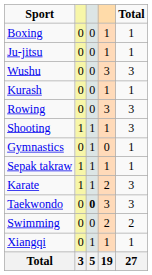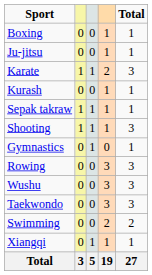rows swapped: (23, 185) <-> (24, 71)
rows swapped: (40, 166) <-> (26, 109)
(92, 204) bold -> (92, 204) normal
